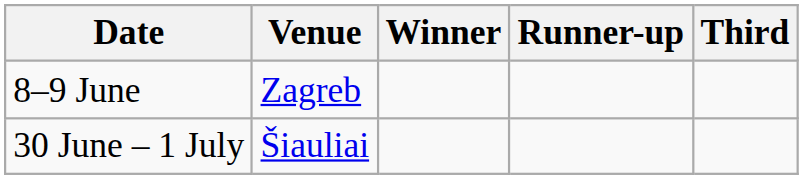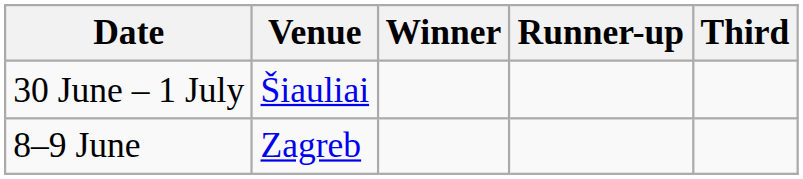rows swapped: (77, 88) <-> (129, 145)
